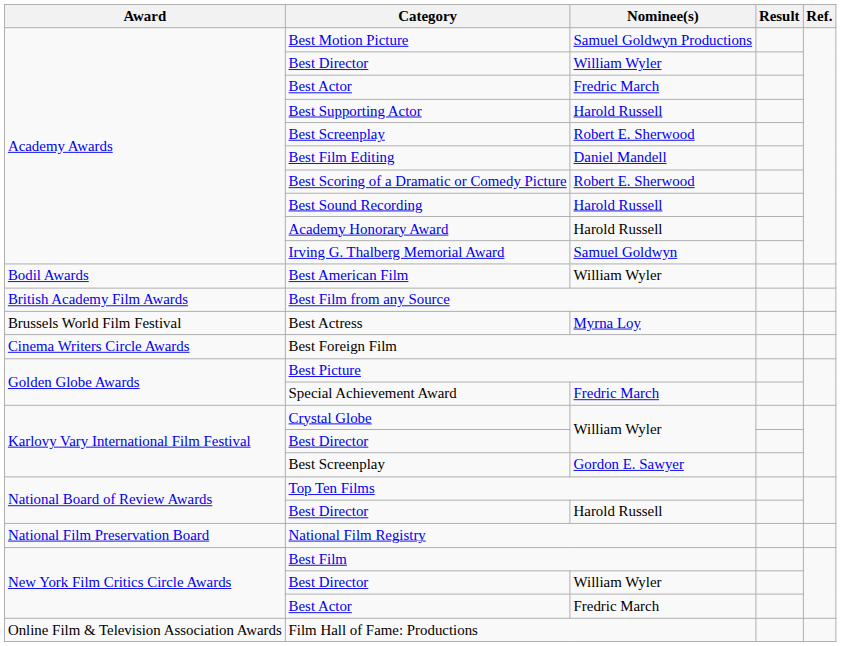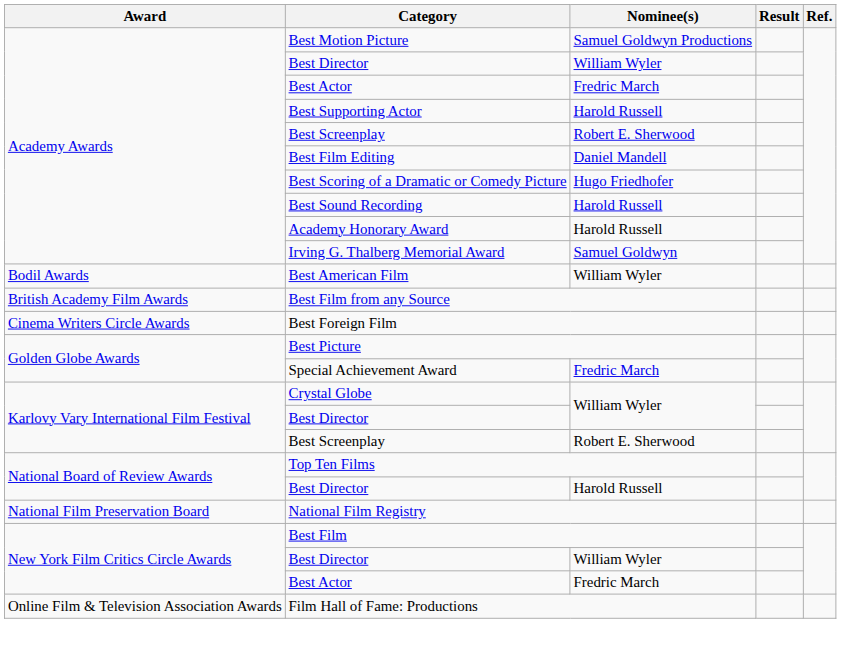(634, 181) Robert E. Sherwood -> (623, 181) Hugo Friedhofer
- row: (95, 323)
(629, 464) Gordon E. Sawyer -> (634, 441) Robert E. Sherwood
